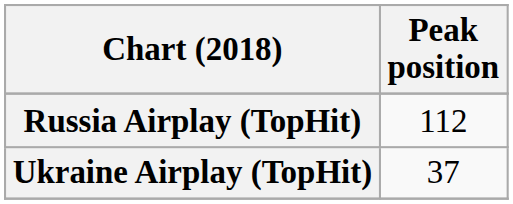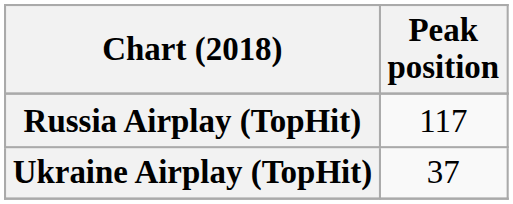(443, 119) 112 -> (443, 119) 117
